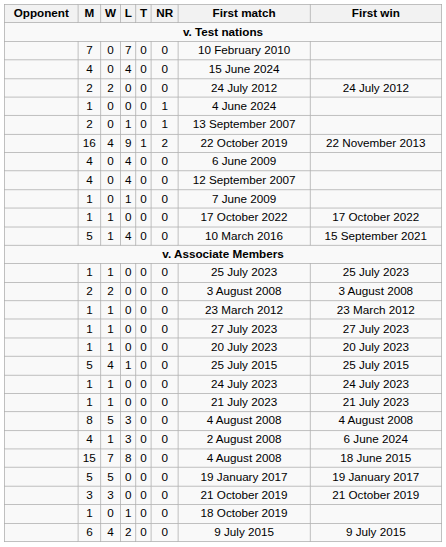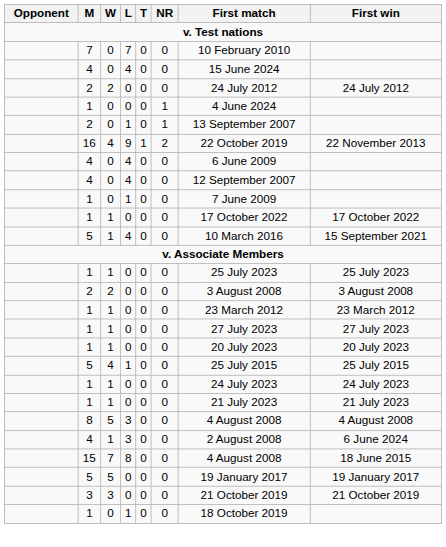- row: (89, 532)
